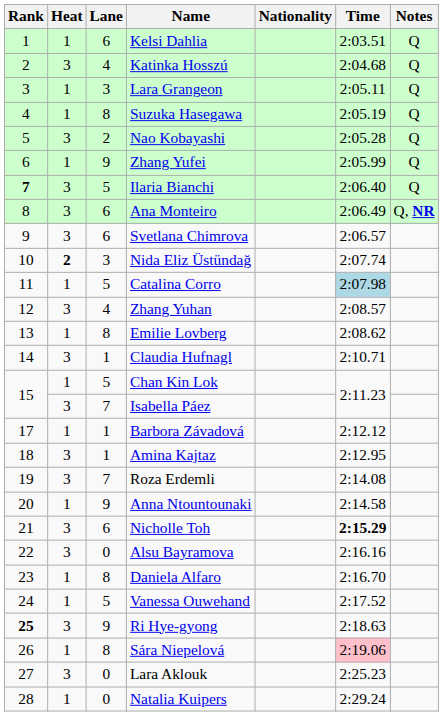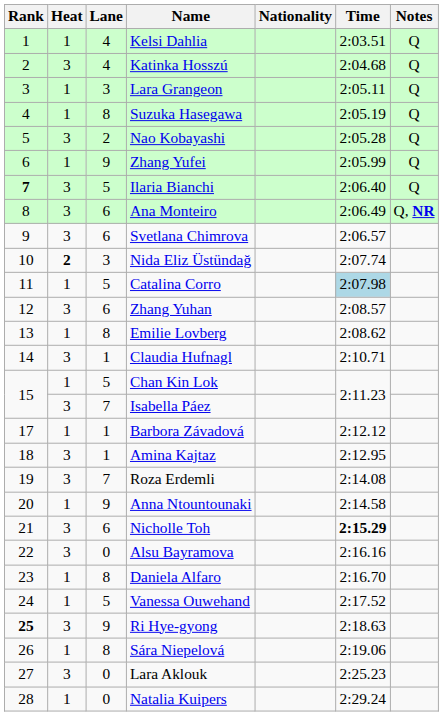(106, 41) 6 -> (106, 41) 4
(106, 308) 4 -> (106, 308) 6
(363, 650) pink background -> (363, 650) no background
